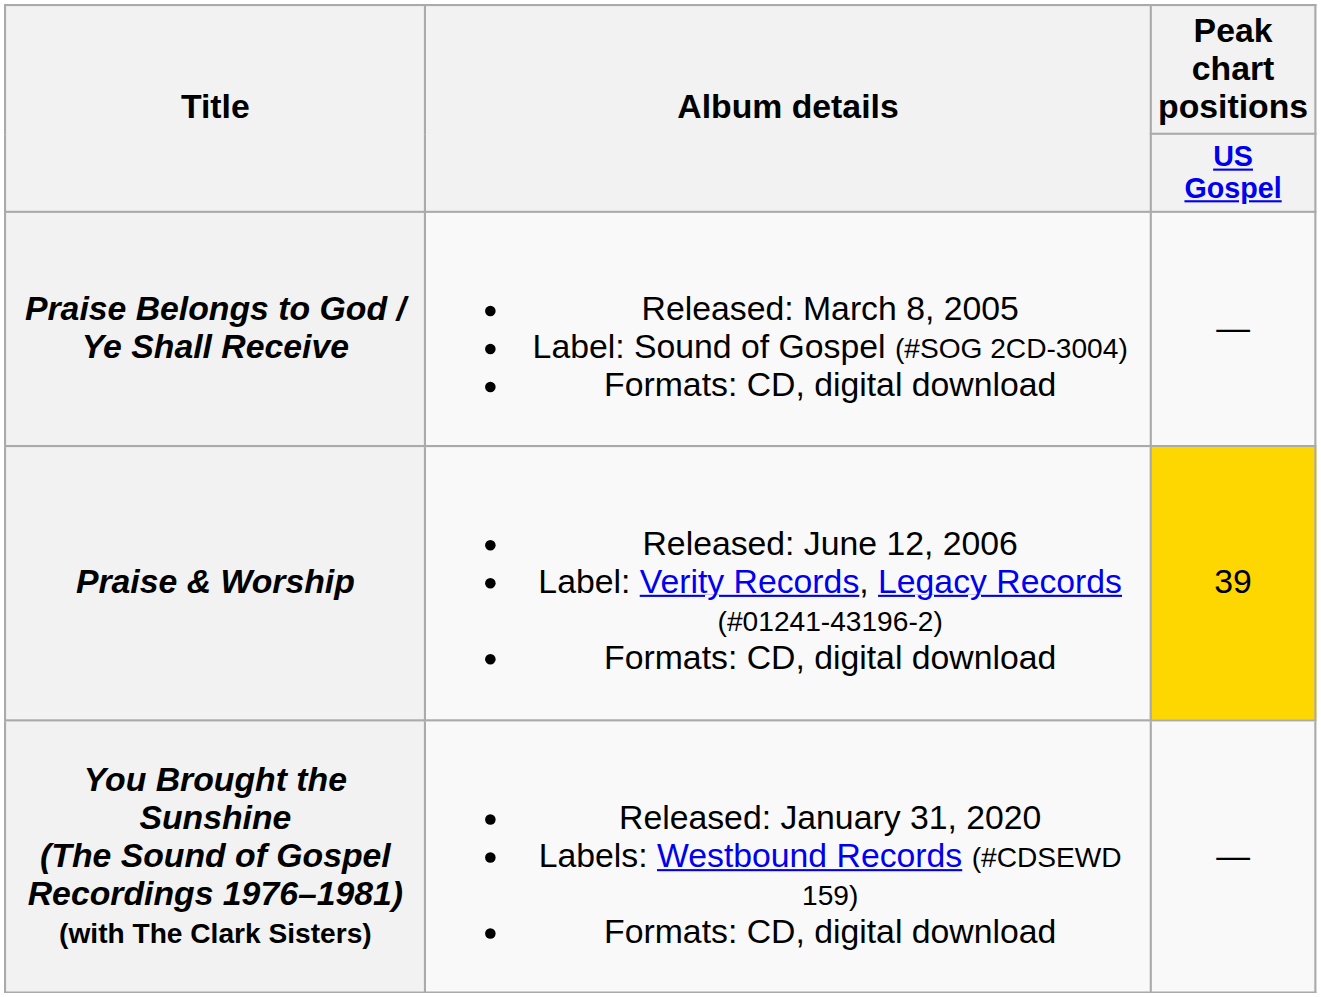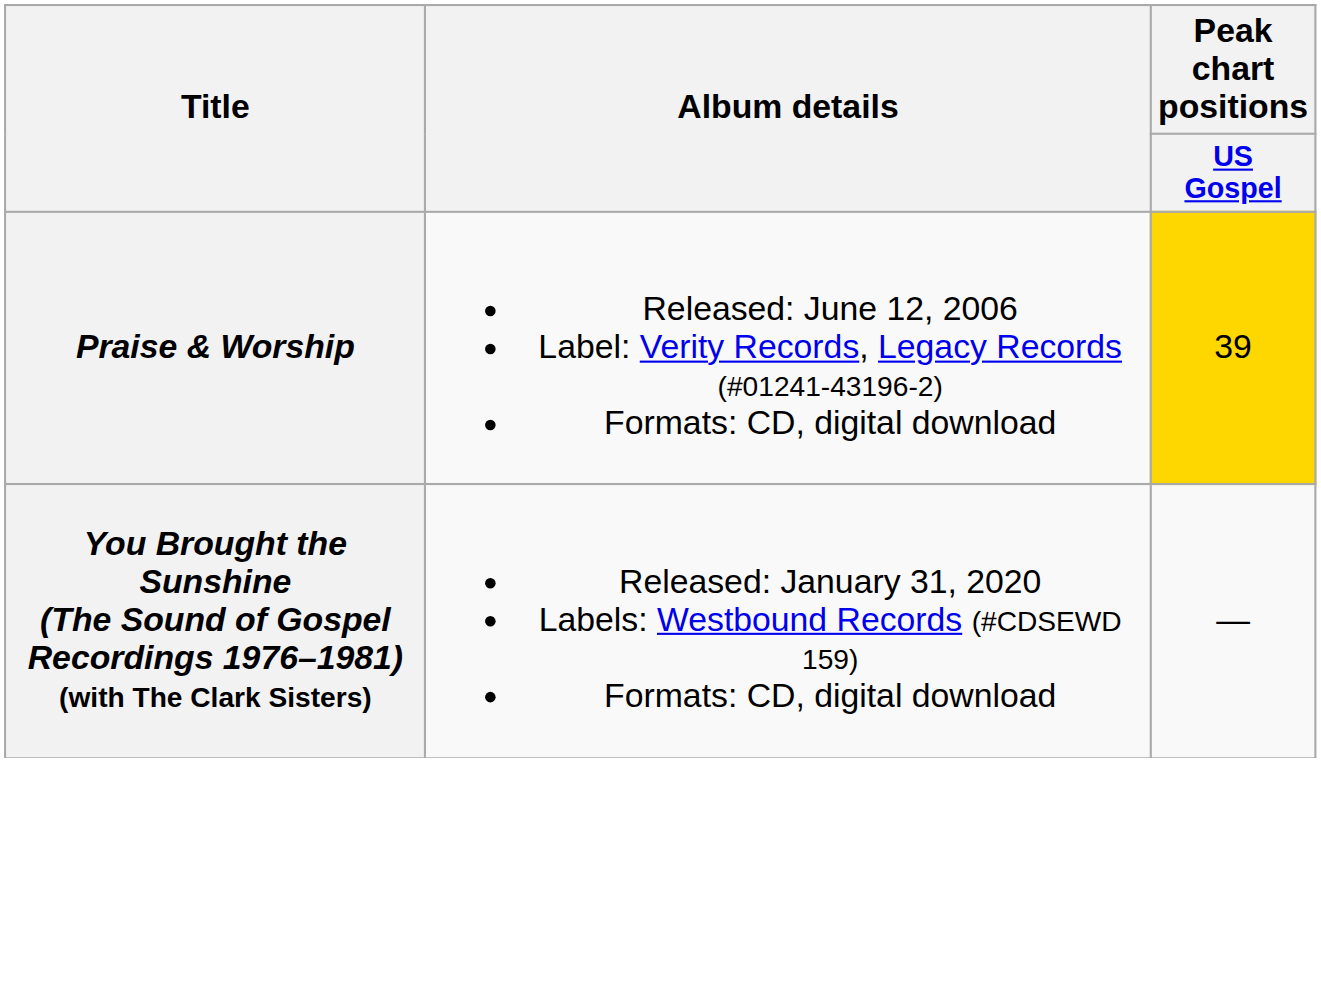- row: (215, 328)
